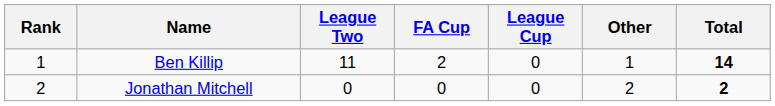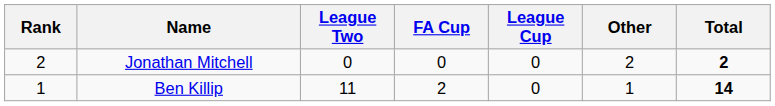rows swapped: (189, 62) <-> (189, 88)
